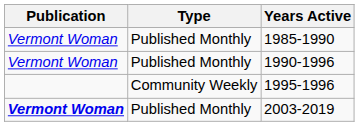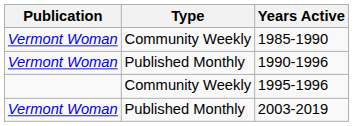(191, 39) Published Monthly -> (188, 39) Community Weekly
(66, 109) bold -> (63, 109) normal
